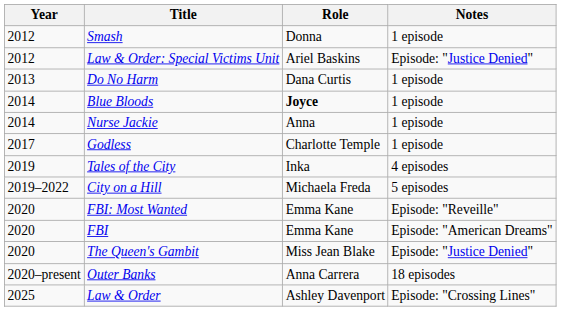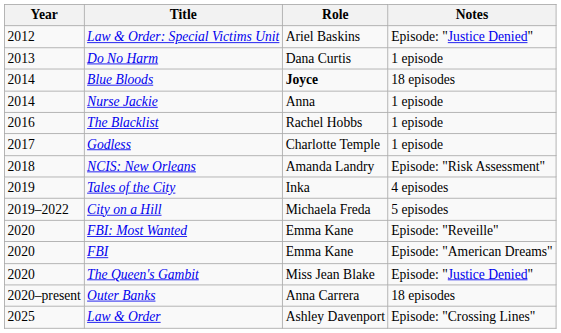- row: (105, 36)
(417, 101) 1 episode -> (423, 79) 18 episodes
+ row: (123, 123)
+ row: (142, 166)
